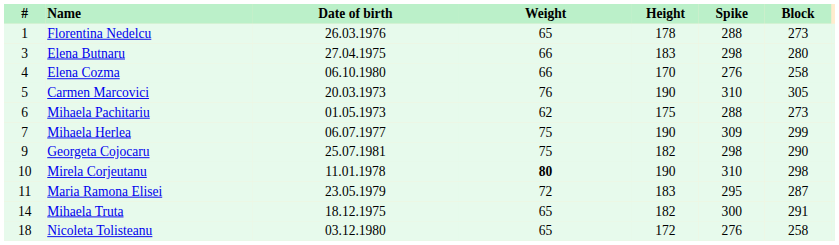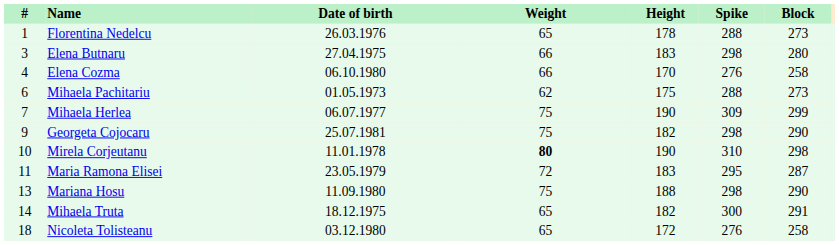- row: (98, 92)
+ row: (86, 191)
